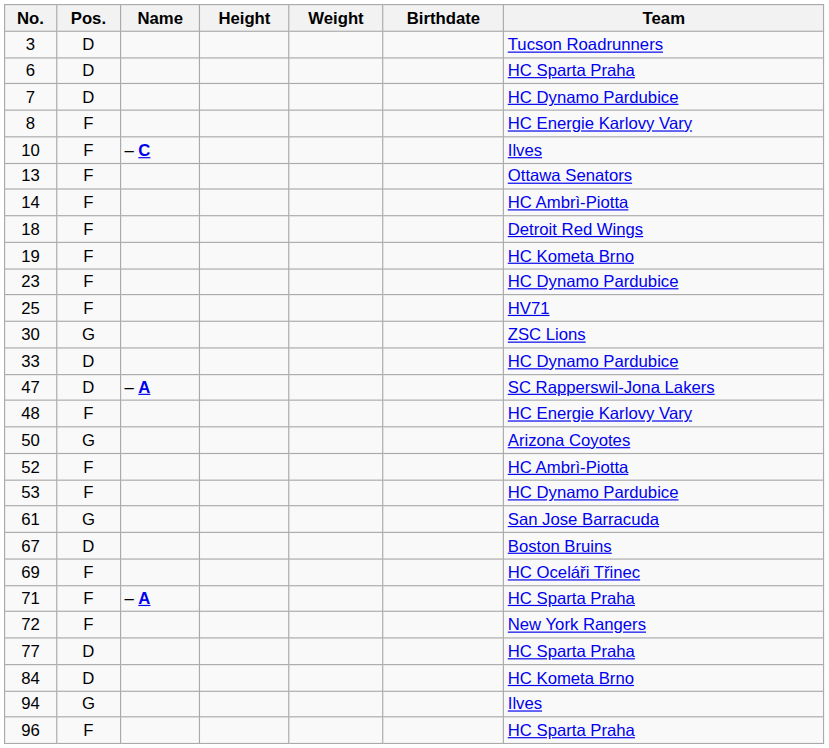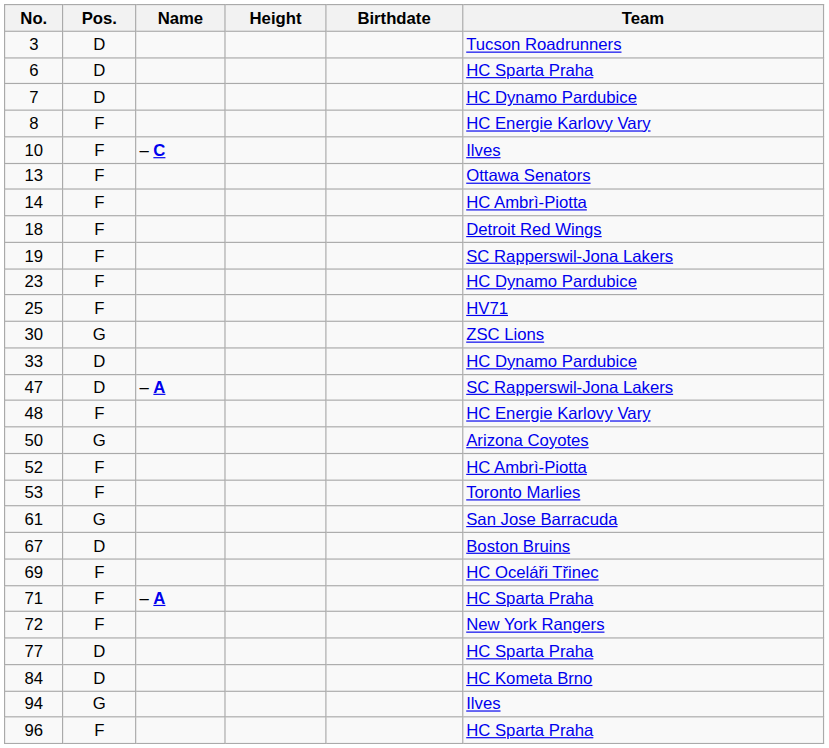- column: (336, 18)
(571, 256) HC Kometa Brno -> (570, 256) SC Rapperswil-Jona Lakers
(593, 493) HC Dynamo Pardubice -> (523, 493) Toronto Marlies
